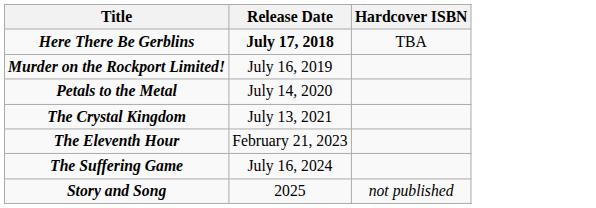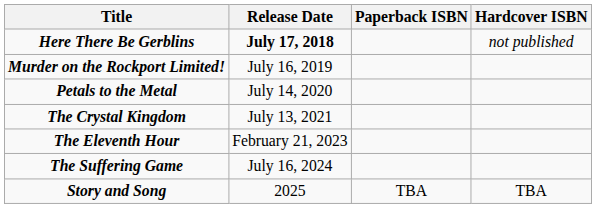+ column: (411, 16)
(411, 41) TBA -> (531, 41) not published
(411, 191) not published -> (531, 191) TBA
